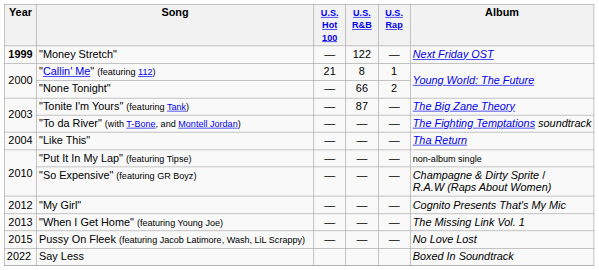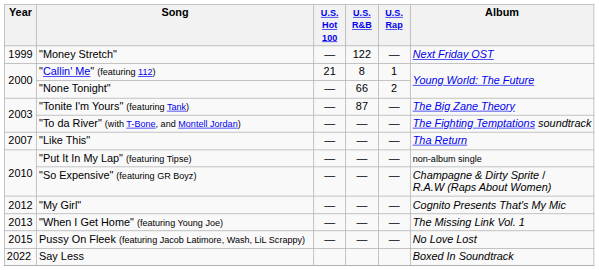(20, 54) bold -> (20, 54) normal
(20, 141) 2004 -> (20, 141) 2007
